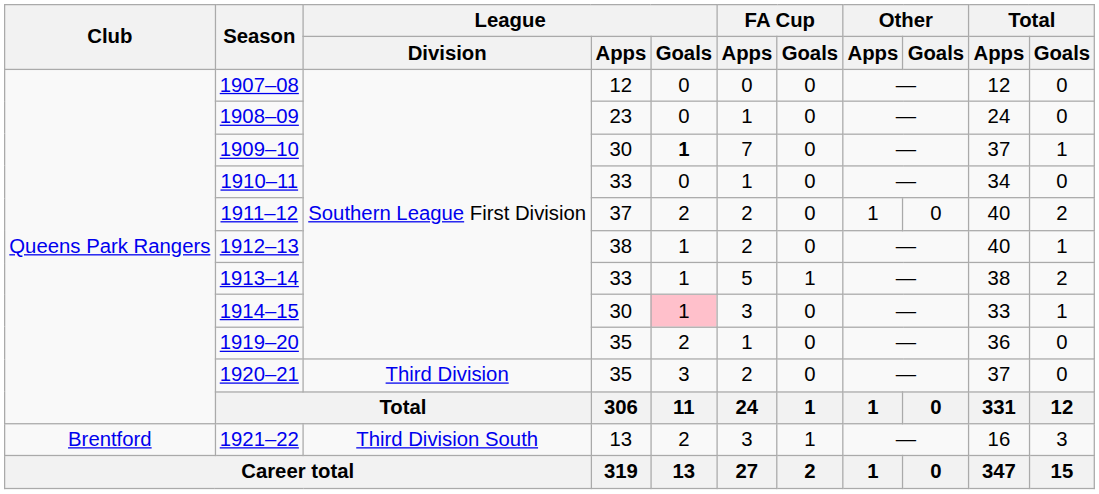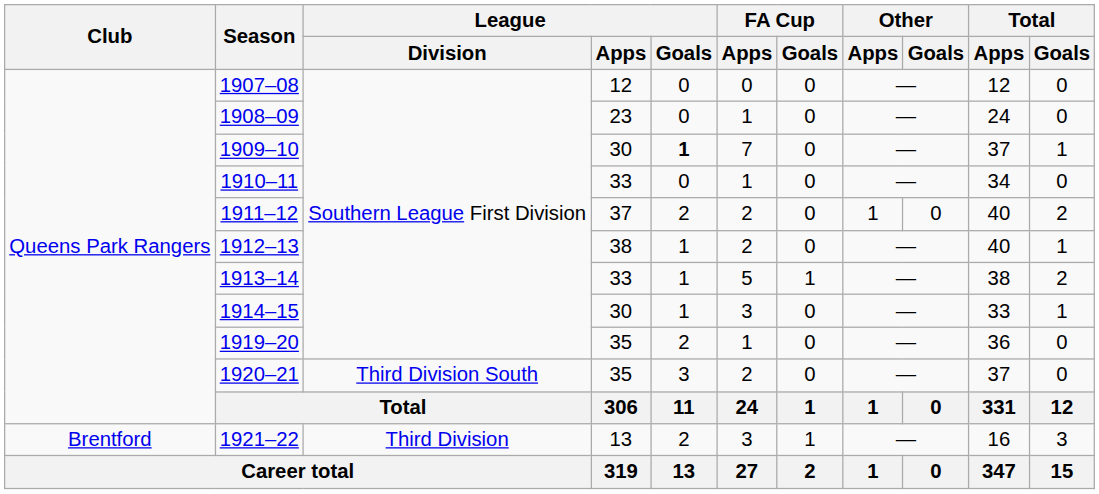(684, 310) pink background -> (684, 310) no background
(447, 375) Third Division -> (447, 375) Third Division South
(447, 439) Third Division South -> (447, 439) Third Division
